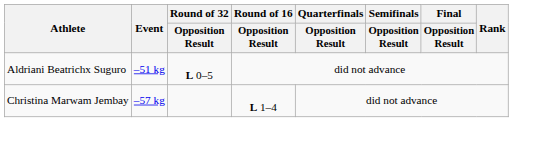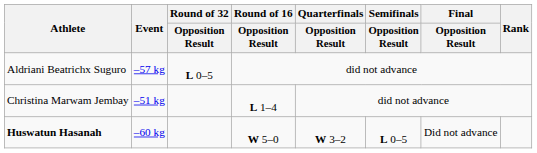(149, 69) –51 kg -> (149, 69) –57 kg
(149, 101) –57 kg -> (149, 101) –51 kg
+ row: (54, 132)
